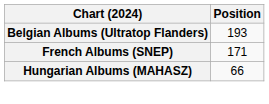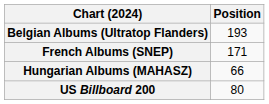+ row: (108, 90)
